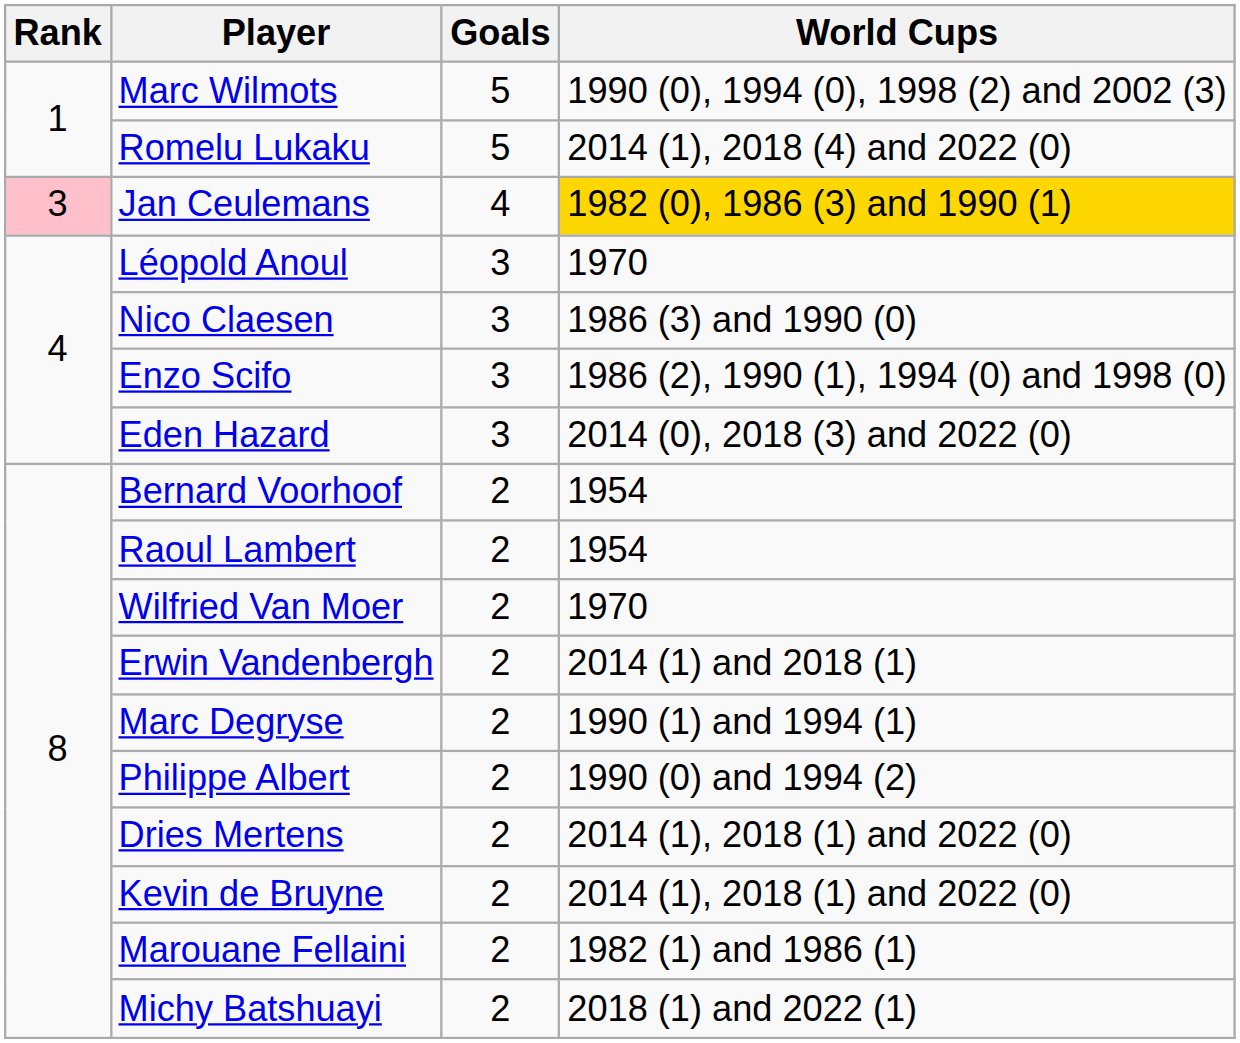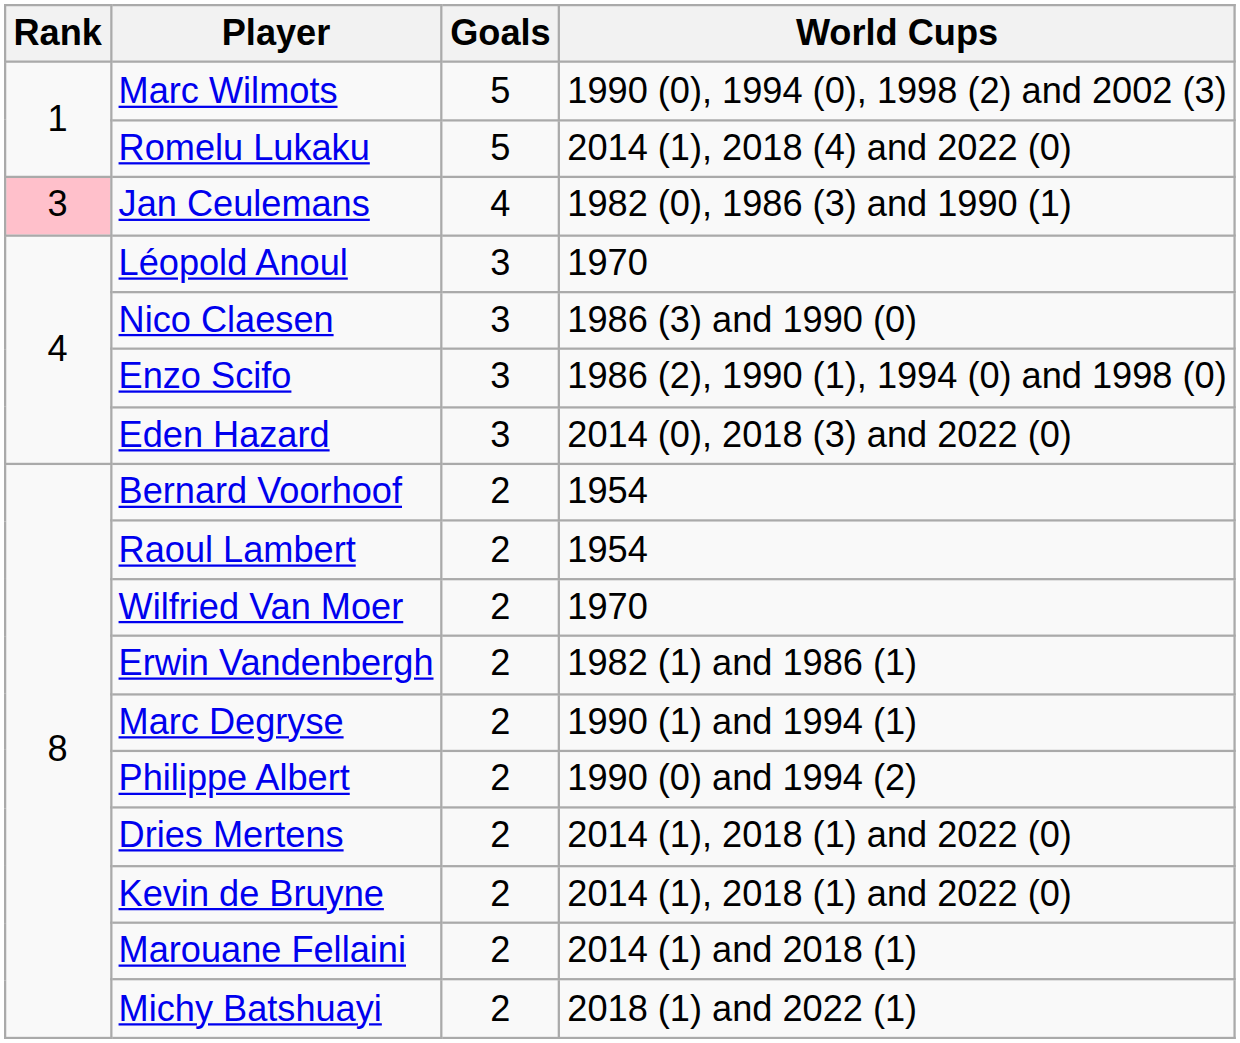(820, 205) gold background -> (820, 205) no background
(742, 663) 2014 (1) and 2018 (1) -> (742, 663) 1982 (1) and 1986 (1)
(742, 950) 1982 (1) and 1986 (1) -> (742, 950) 2014 (1) and 2018 (1)
